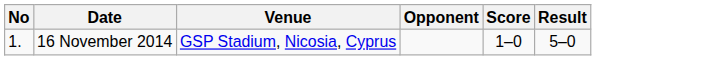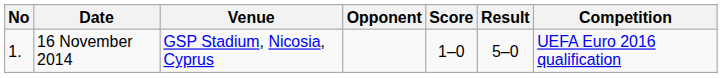+ column: (625, 17)
